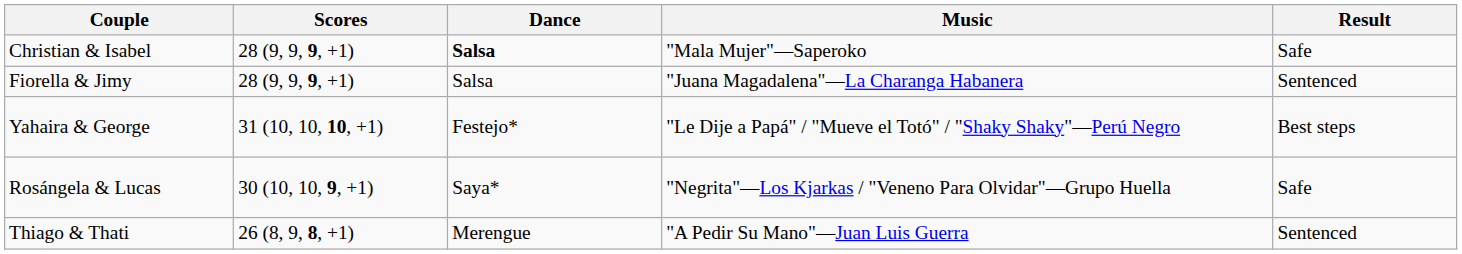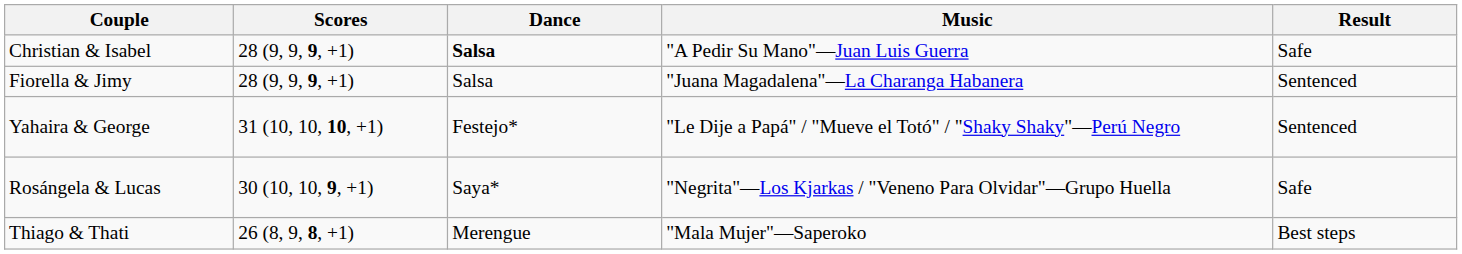(766, 50) "Mala Mujer"—Saperoko -> (817, 50) "A Pedir Su Mano"—Juan Luis Guerra
(1316, 126) Best steps -> (1317, 126) Sentenced
(817, 232) "A Pedir Su Mano"—Juan Luis Guerra -> (766, 232) "Mala Mujer"—Saperoko
(1317, 232) Sentenced -> (1316, 232) Best steps
